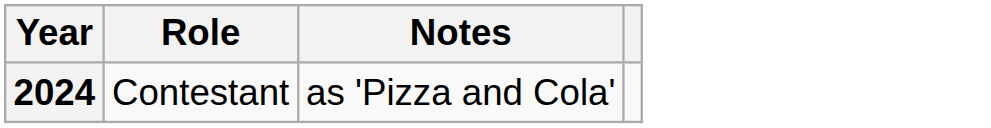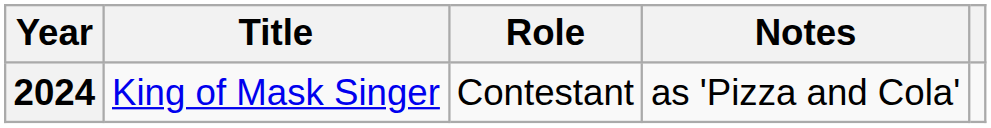+ column: (276, 33)
